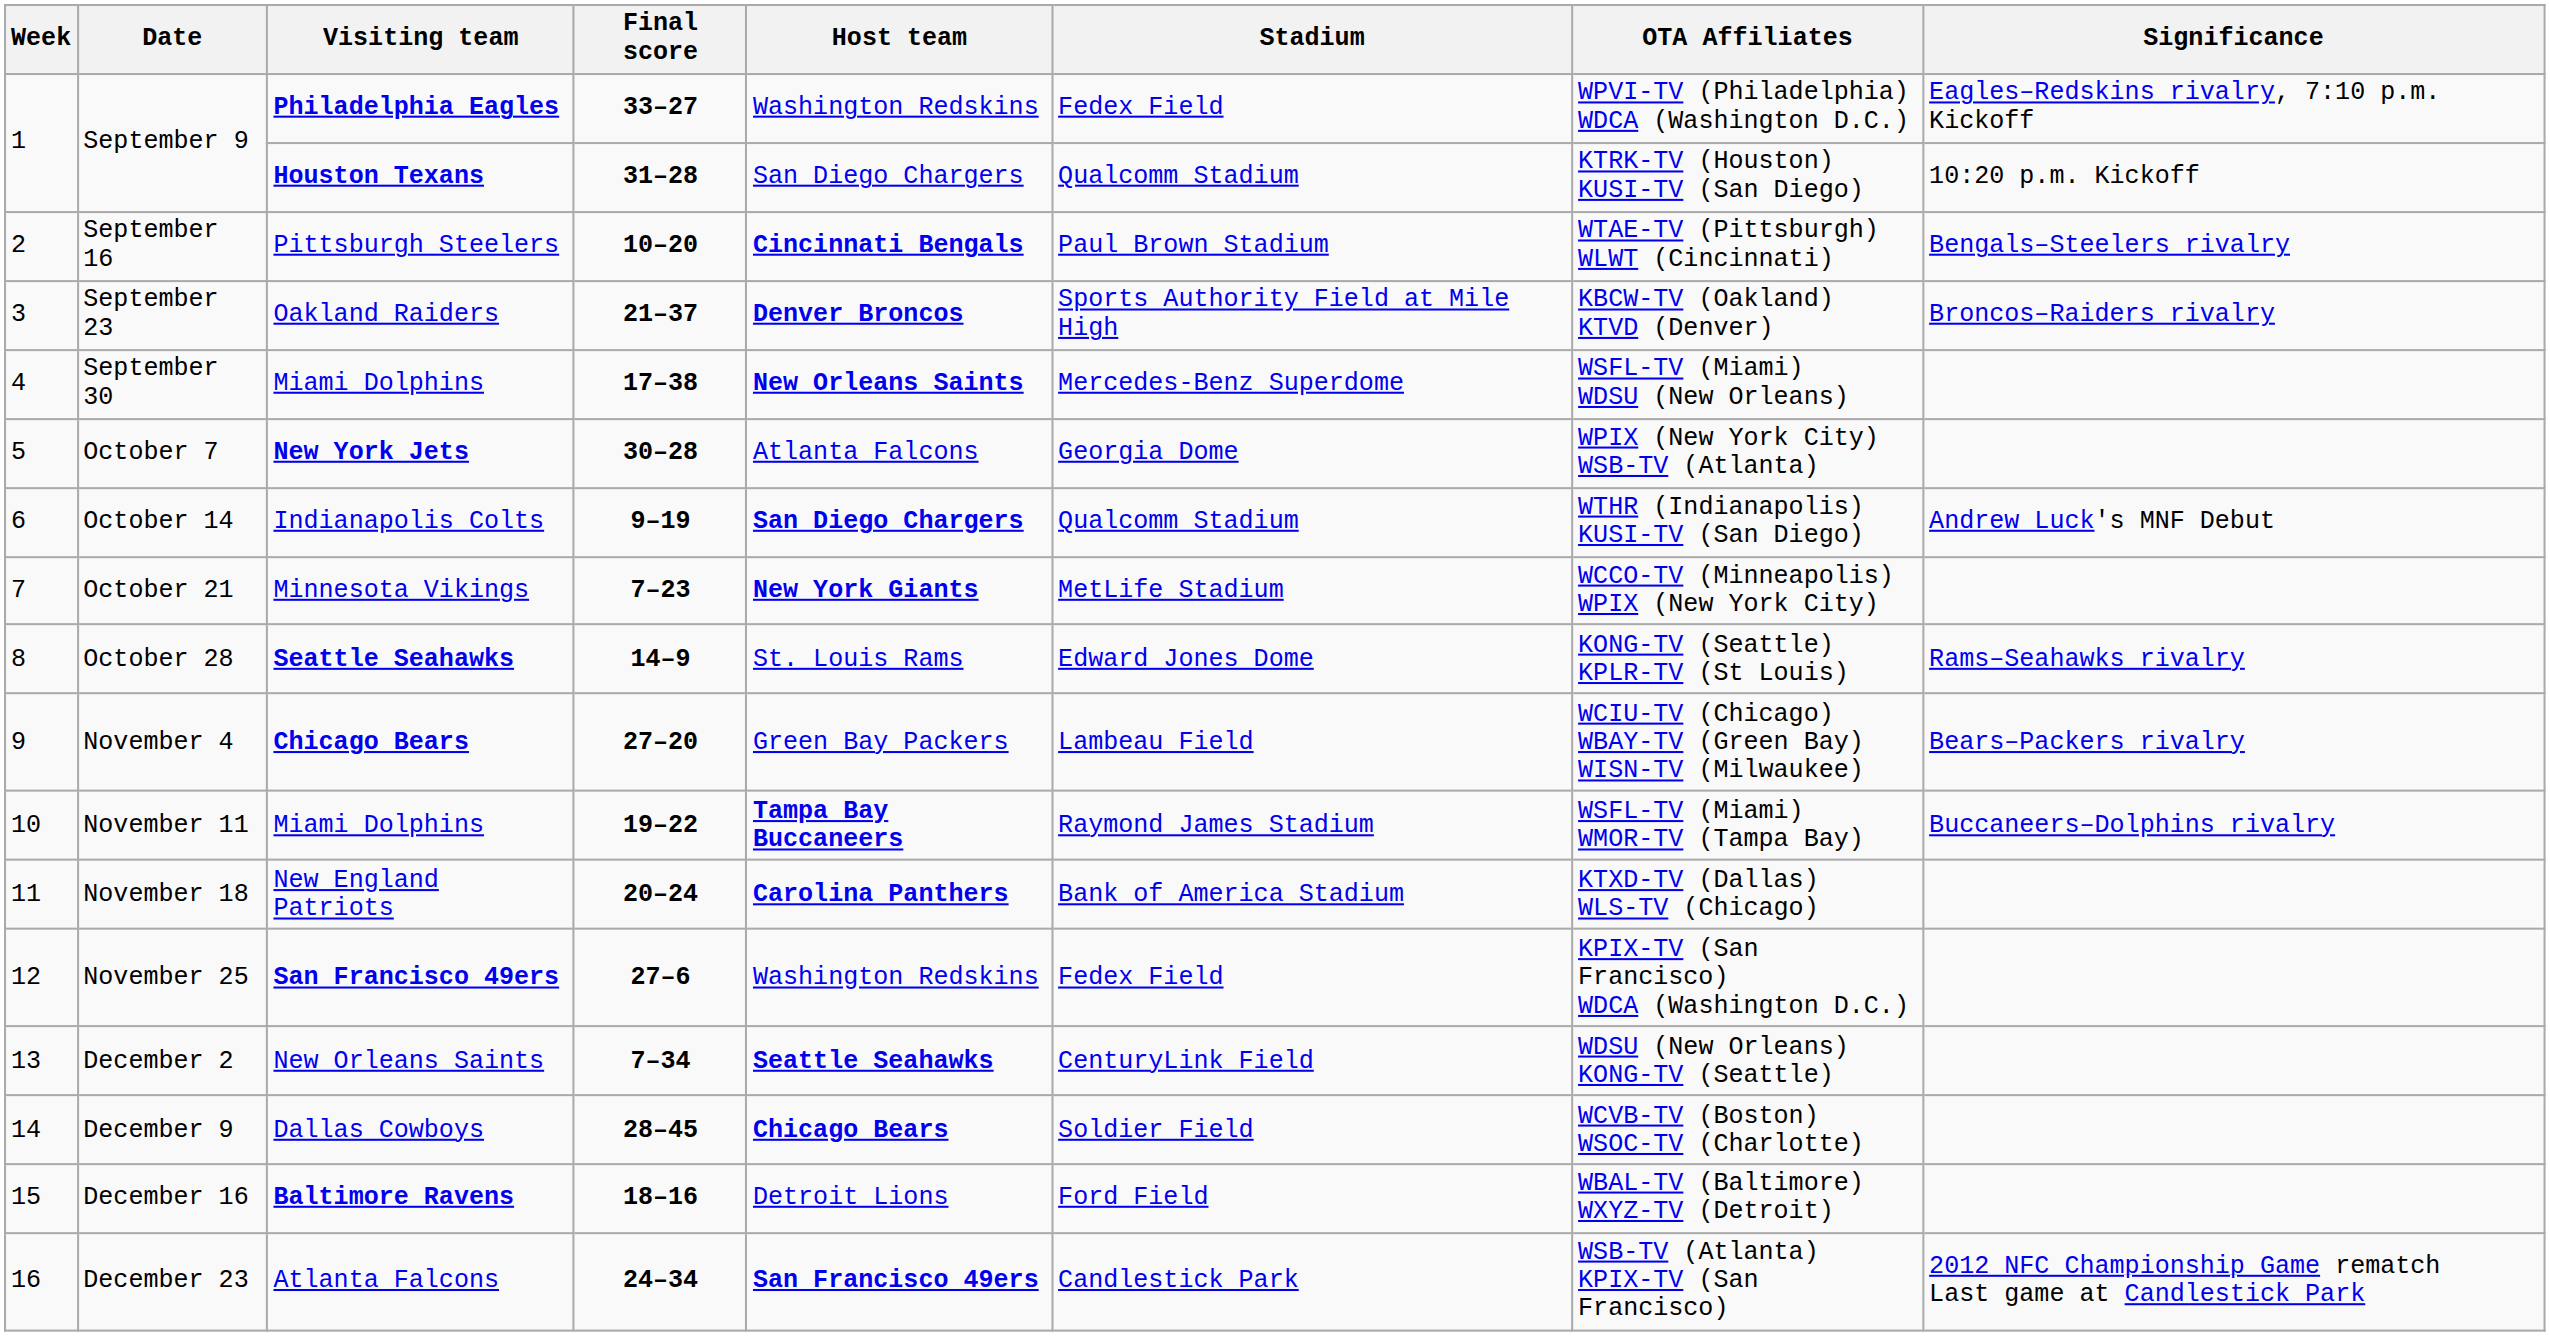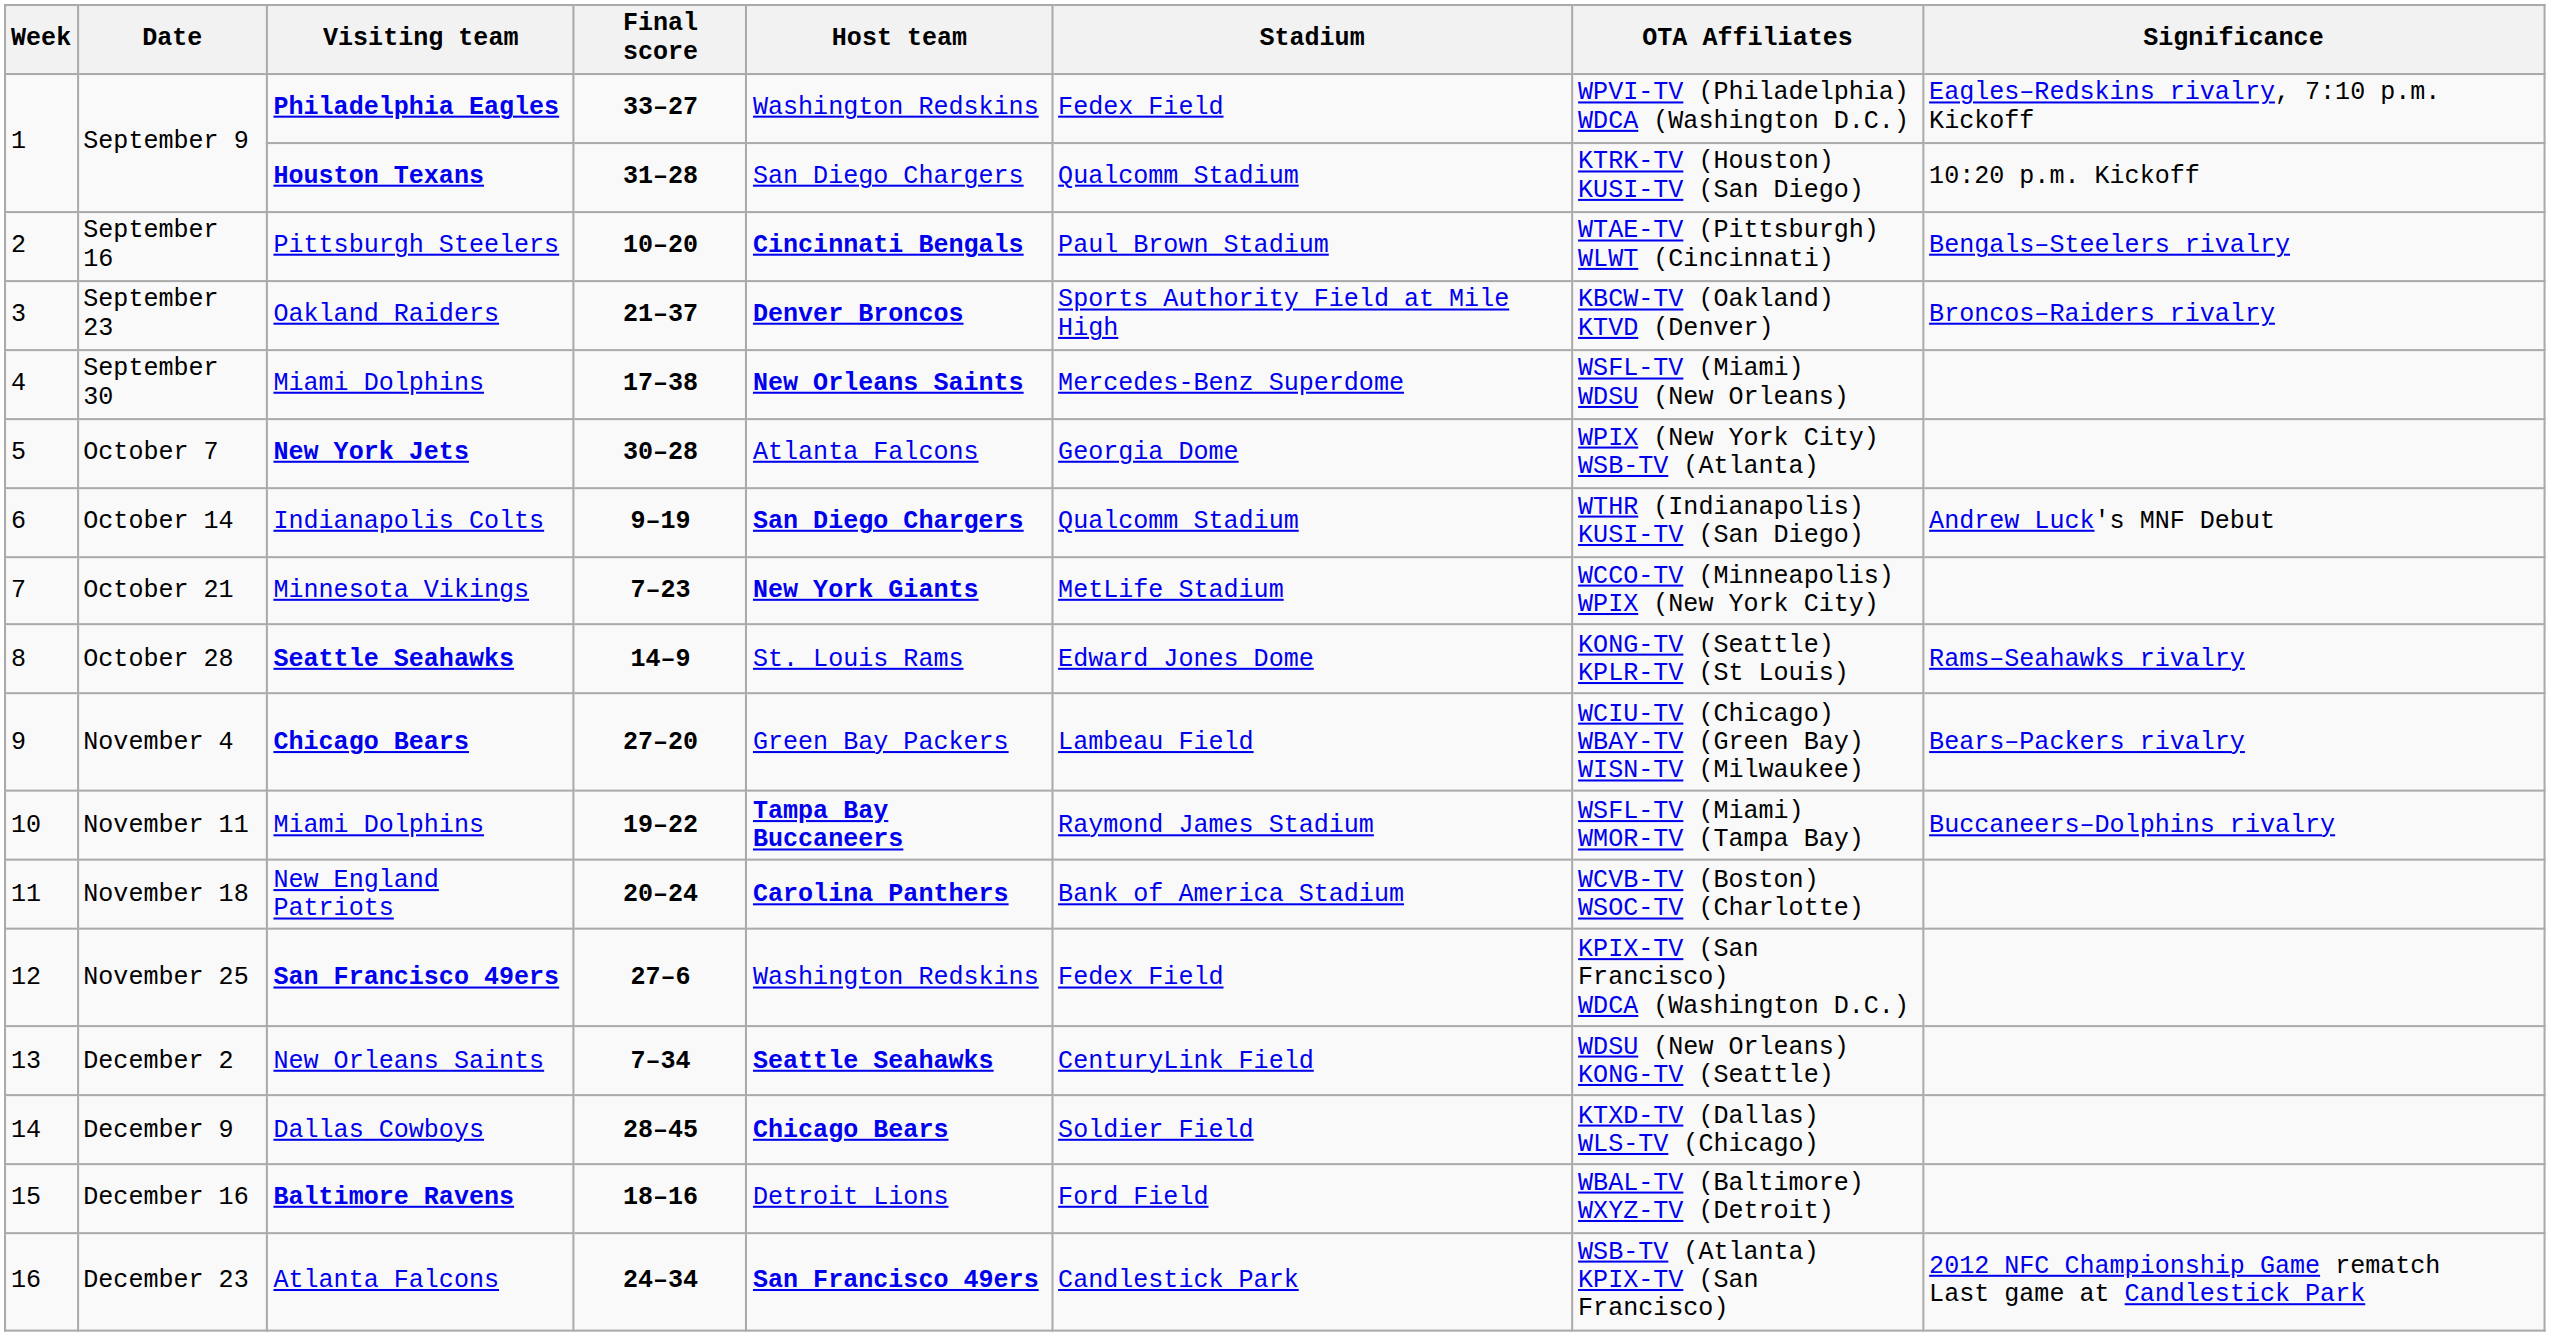(1698, 895) KTXD-TV (Dallas) WLS-TV (Chicago) -> (1721, 895) WCVB-TV (Boston) WSOC-TV (Charlotte)
(1721, 1130) WCVB-TV (Boston) WSOC-TV (Charlotte) -> (1698, 1130) KTXD-TV (Dallas) WLS-TV (Chicago)
